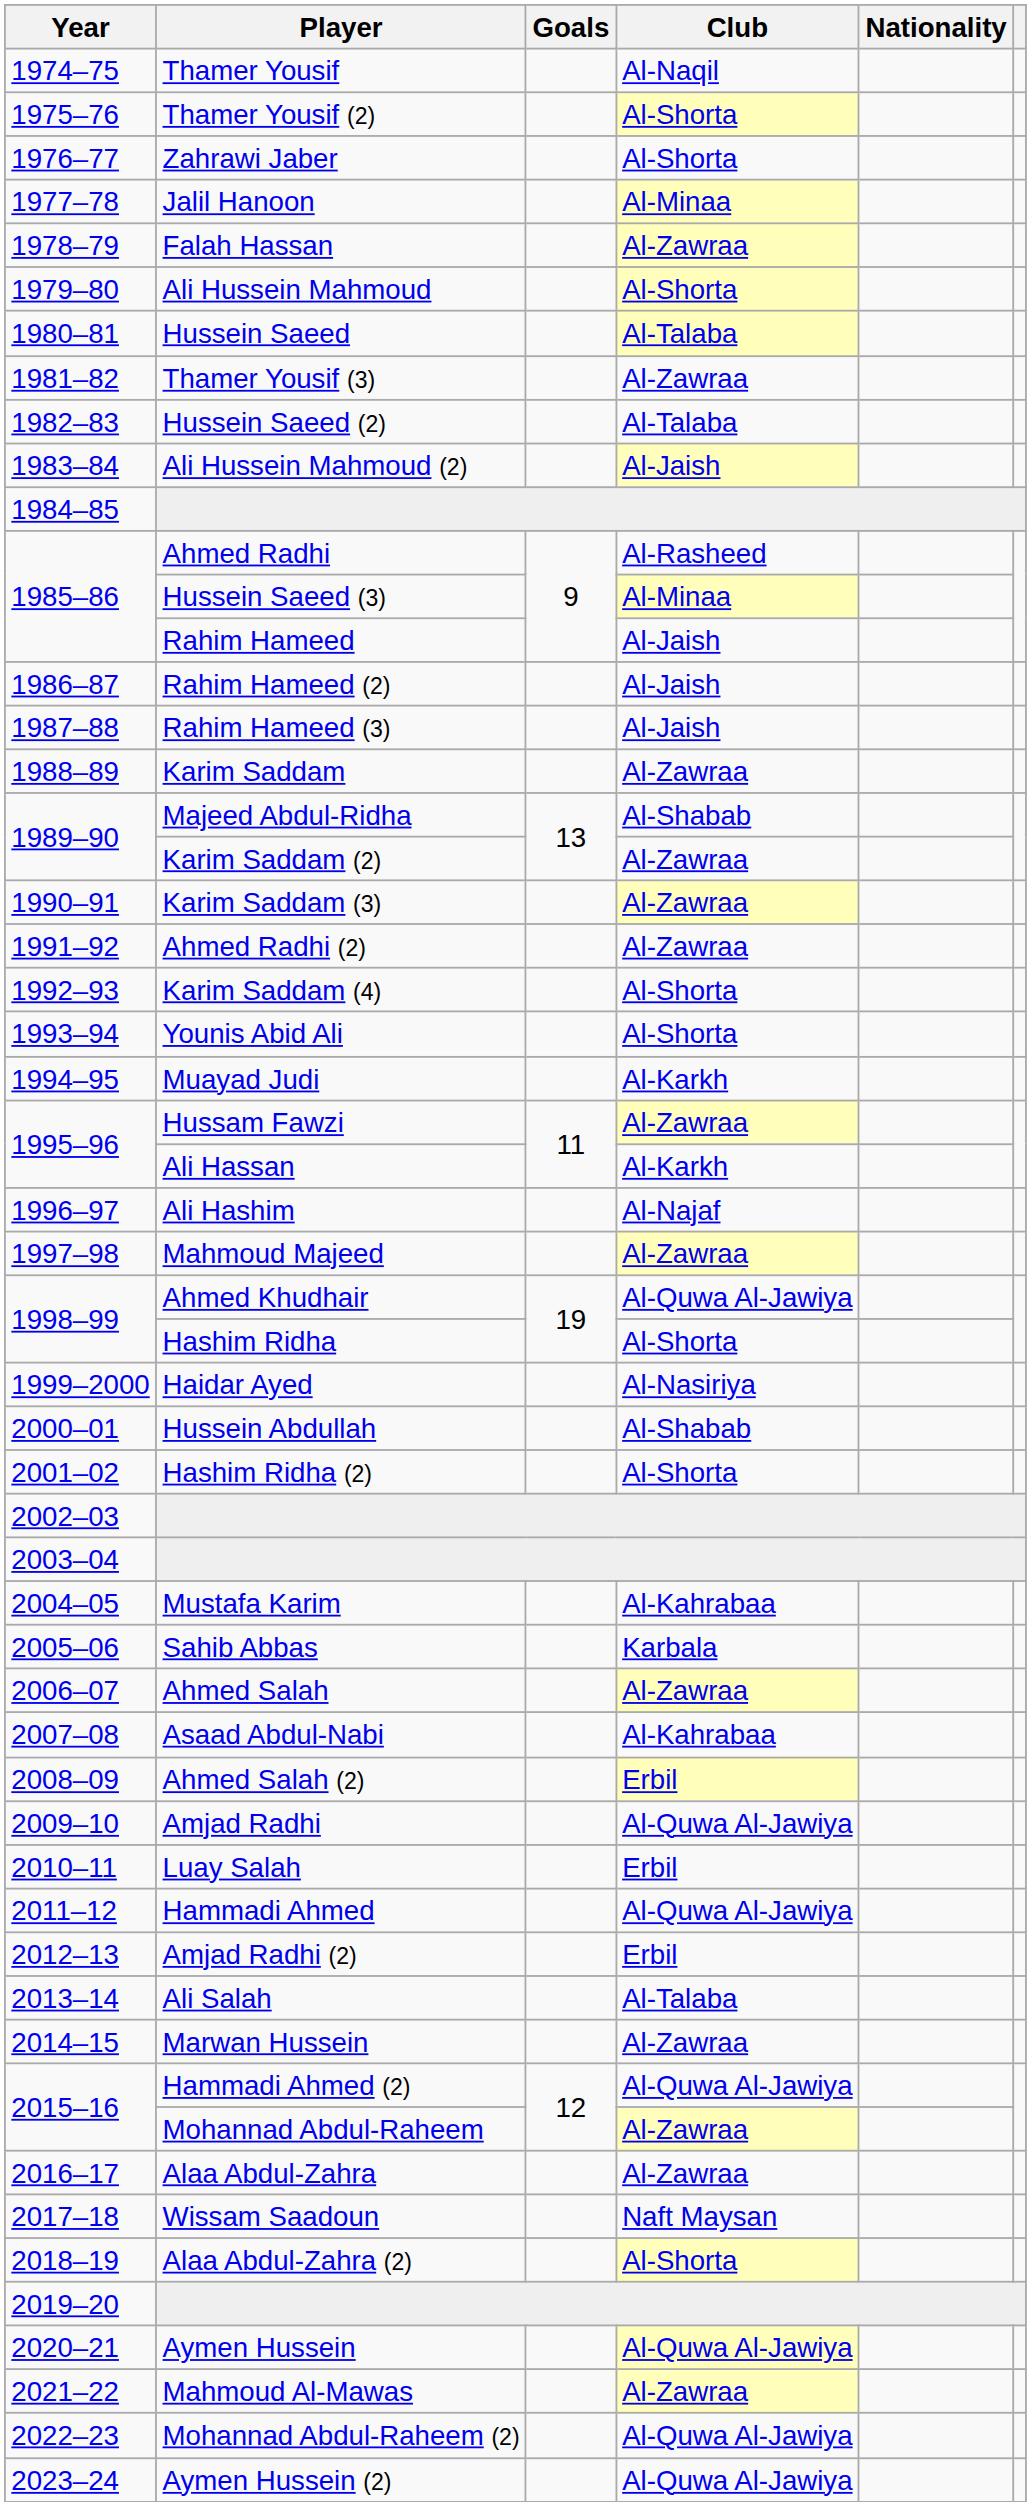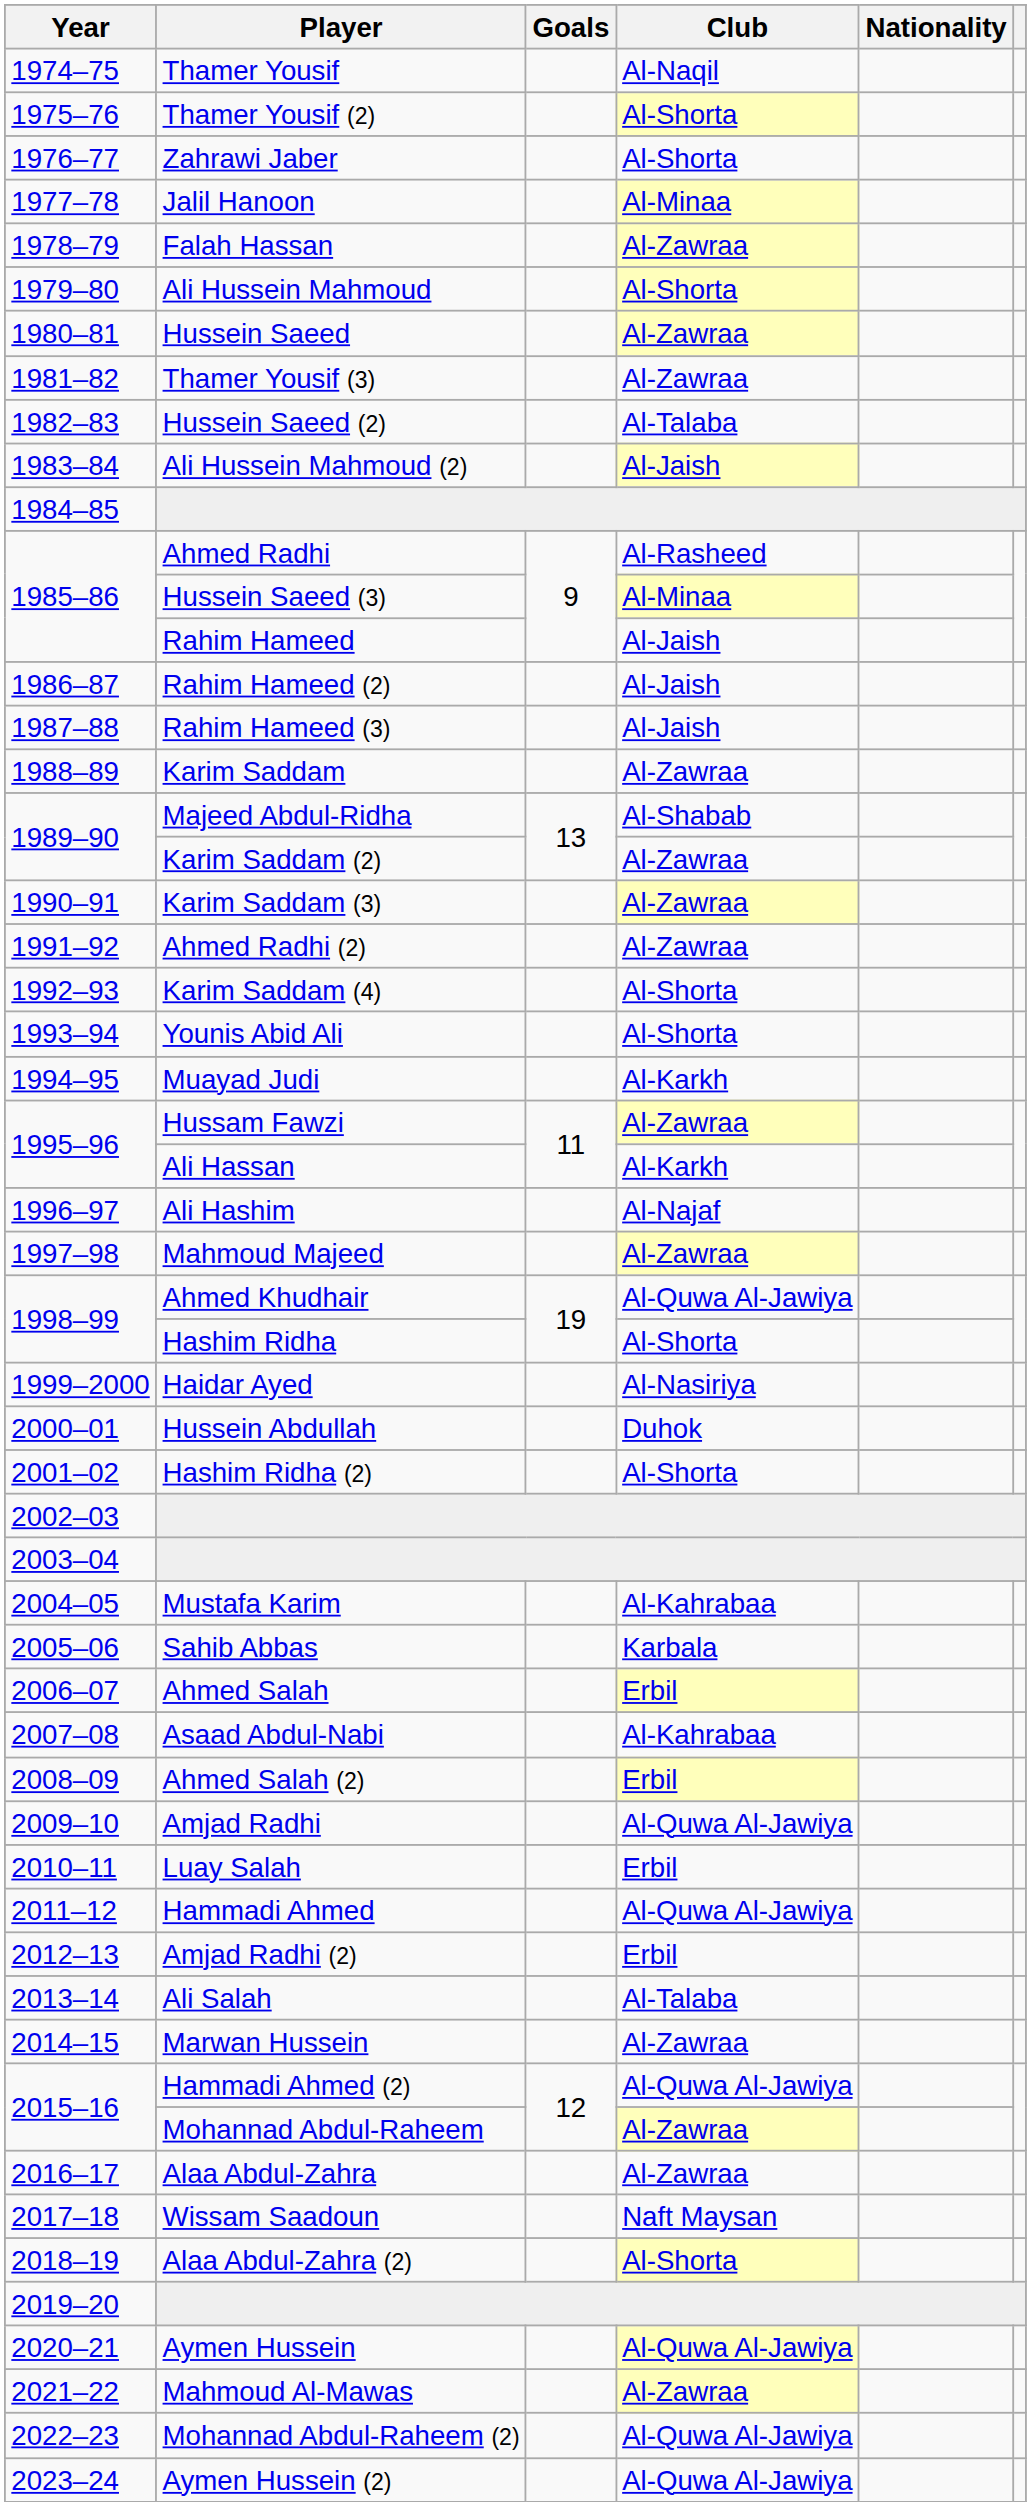(680, 334) Al-Talaba -> (685, 334) Al-Zawraa
(687, 1428) Al-Shabab -> (662, 1428) Duhok
(685, 1691) Al-Zawraa -> (650, 1691) Erbil
